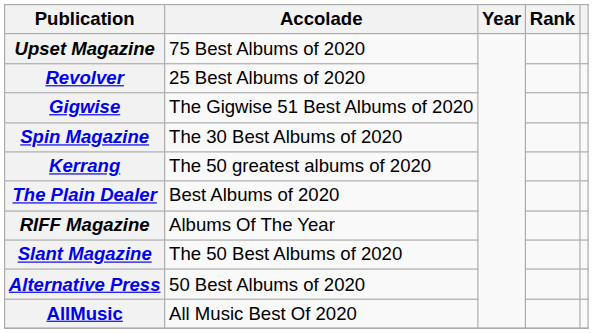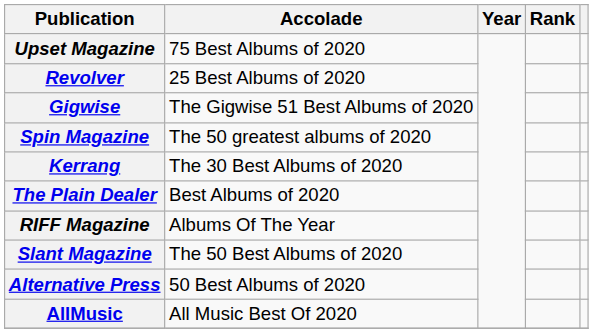(286, 136) The 30 Best Albums of 2020 -> (300, 136) The 50 greatest albums of 2020
(300, 166) The 50 greatest albums of 2020 -> (286, 166) The 30 Best Albums of 2020
